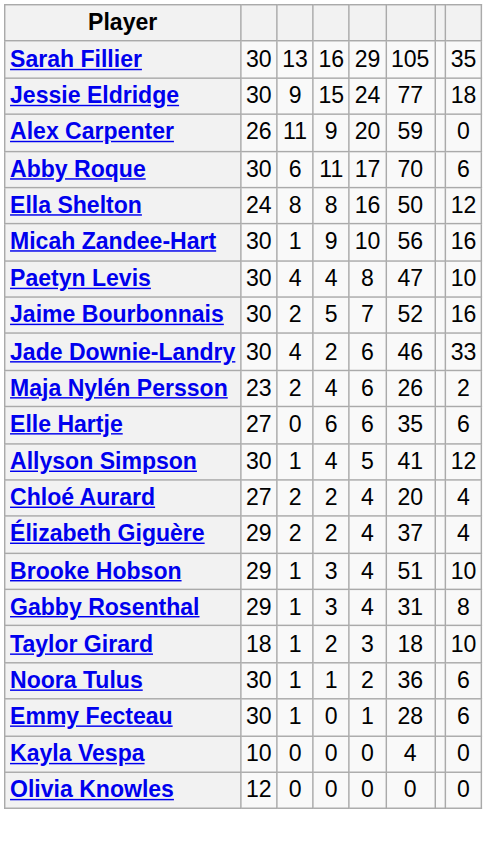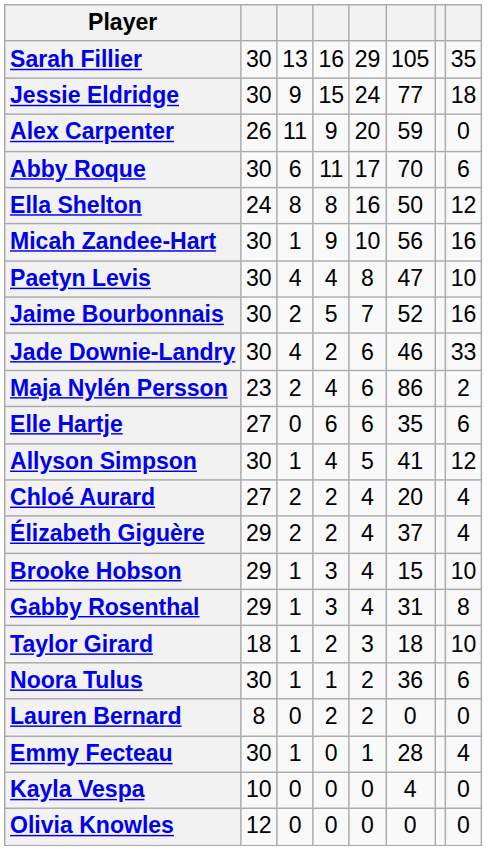(410, 388) 26 -> (410, 388) 86
(410, 570) 51 -> (410, 570) 15
+ row: (96, 717)
(463, 717) 6 -> (463, 753) 4
